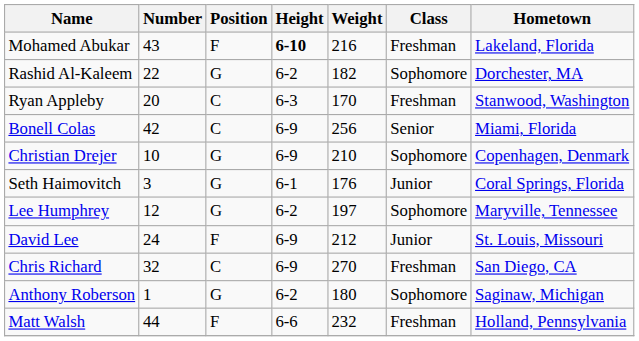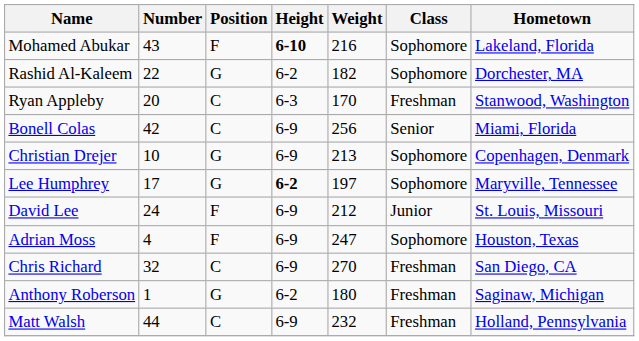(423, 46) Freshman -> (429, 46) Sophomore
(344, 156) 210 -> (344, 156) 213
- row: (65, 183)
(151, 211) 12 -> (151, 183) 17
(287, 211) normal -> (287, 183) bold
+ row: (52, 239)
(429, 294) Sophomore -> (423, 294) Freshman
(215, 321) F -> (216, 321) C
(287, 321) 6-6 -> (287, 321) 6-9
